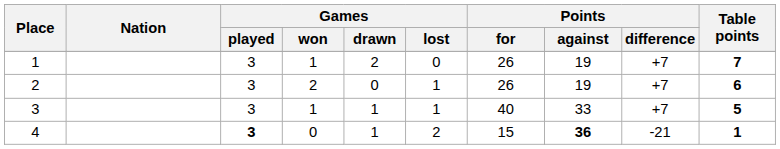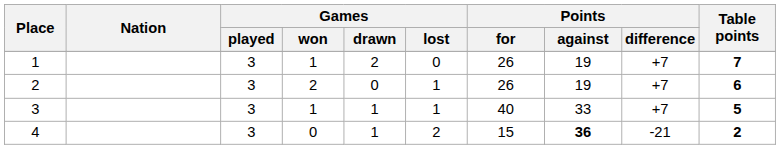(251, 132) bold -> (251, 132) normal
(737, 132) 1 -> (737, 132) 2
